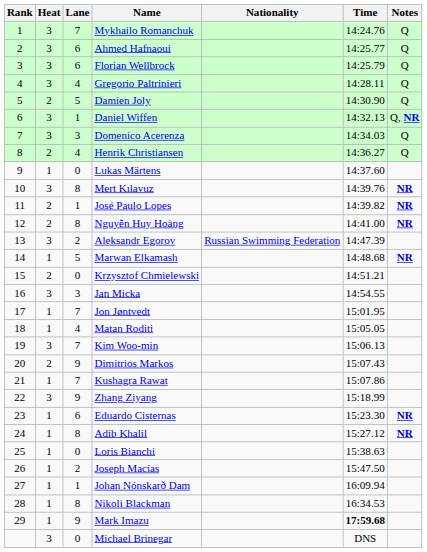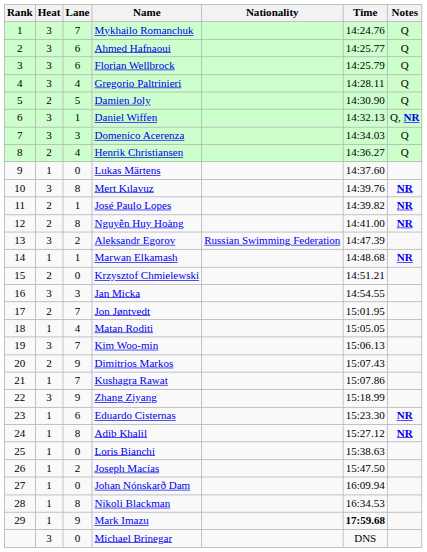(77, 258) 5 -> (77, 258) 1
(49, 310) 1 -> (49, 310) 2
(77, 485) 1 -> (77, 485) 0
